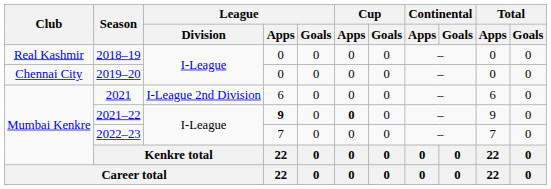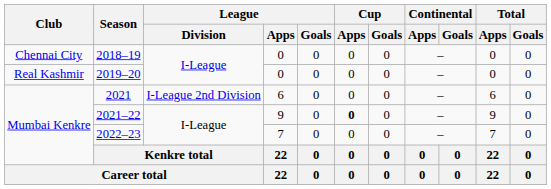(49, 54) Real Kashmir -> (49, 54) Chennai City
(49, 74) Chennai City -> (49, 74) Real Kashmir
(281, 114) bold -> (281, 114) normal
